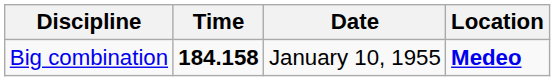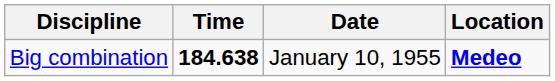(219, 57) 184.158 -> (219, 57) 184.638
